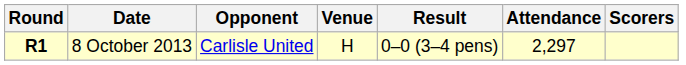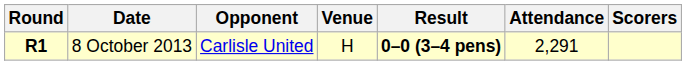(440, 45) normal -> (441, 45) bold
(554, 45) 2,297 -> (557, 45) 2,291
